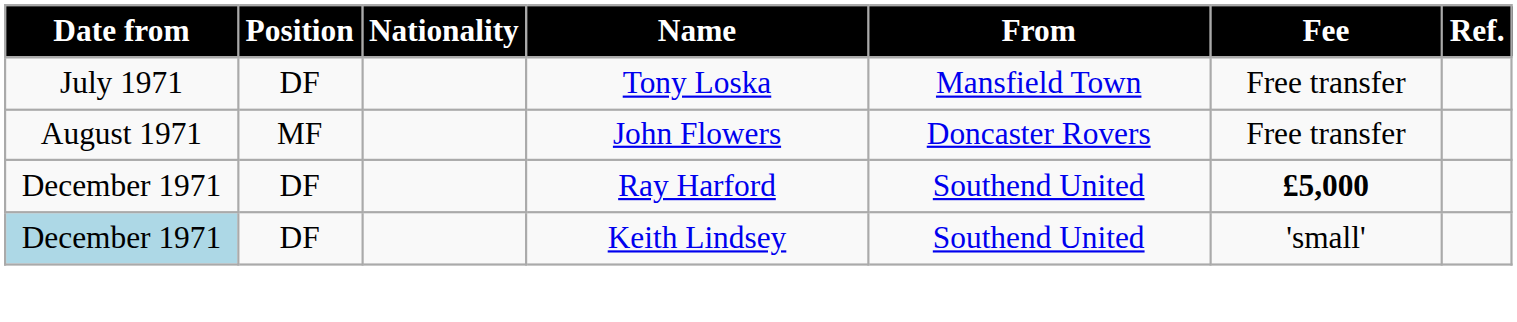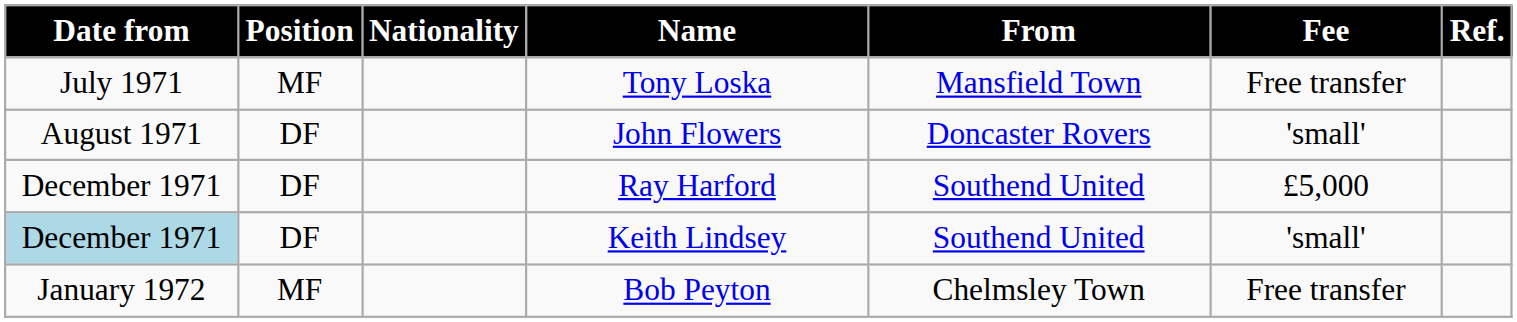(300, 82) DF -> (300, 82) MF
(300, 134) MF -> (300, 134) DF
(1326, 134) Free transfer -> (1326, 134) 'small'
(1326, 186) bold -> (1326, 186) normal
+ row: (697, 289)
